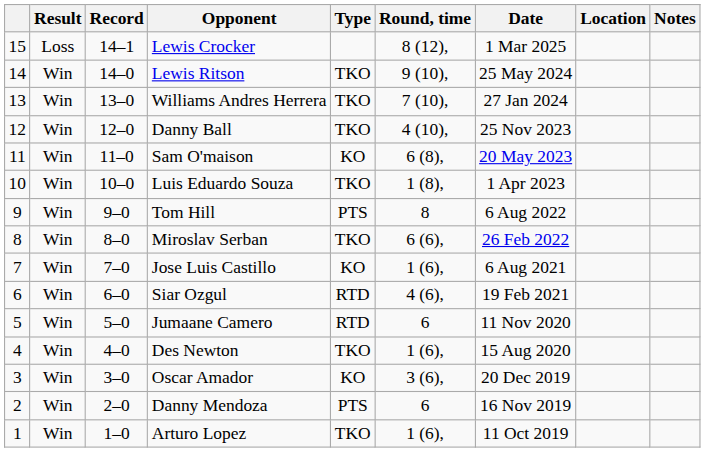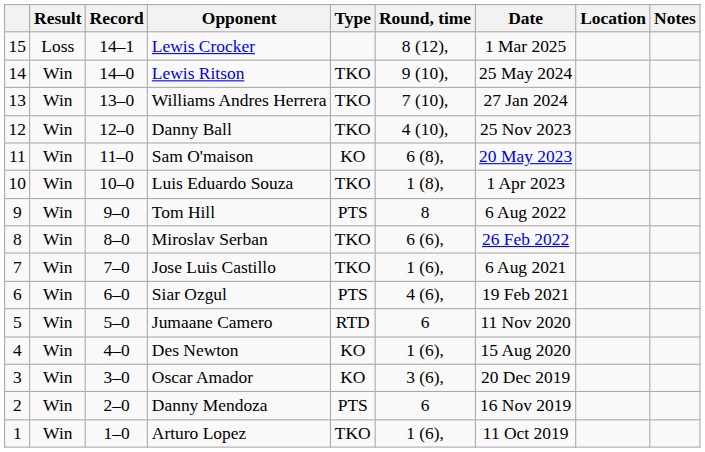(353, 267) KO -> (353, 267) TKO
(353, 294) RTD -> (353, 294) PTS
(353, 350) TKO -> (353, 350) KO
